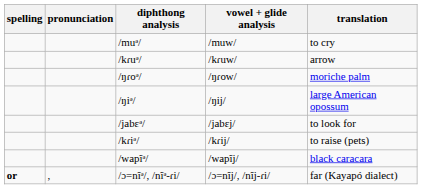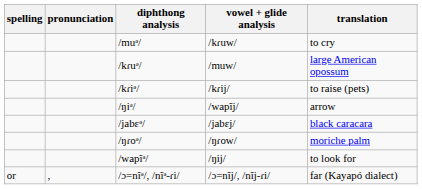(222, 42) /muw/ -> (223, 42) /kɾuw/
(223, 59) /kɾuw/ -> (222, 65) /muw/
(323, 59) arrow -> (343, 65) large American opossum
rows swapped: (129, 141) <-> (130, 77)
(217, 100) /ŋij/ -> (223, 106) /wapĩj/
(343, 100) large American opossum -> (323, 106) arrow
(333, 123) to look for -> (341, 123) black caracara
(223, 158) /wapĩj/ -> (217, 158) /ŋij/
(341, 158) black caracara -> (333, 158) to look for
(12, 175) bold -> (11, 175) normal
